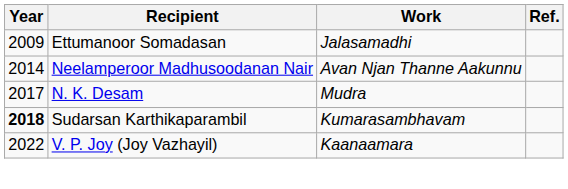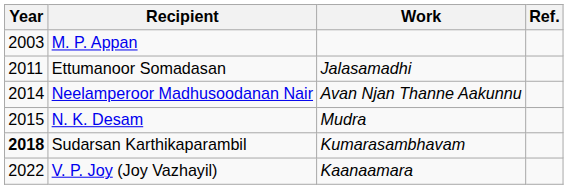+ row: (95, 42)
(26, 42) 2009 -> (26, 68) 2011
(26, 94) 2017 -> (26, 119) 2015
